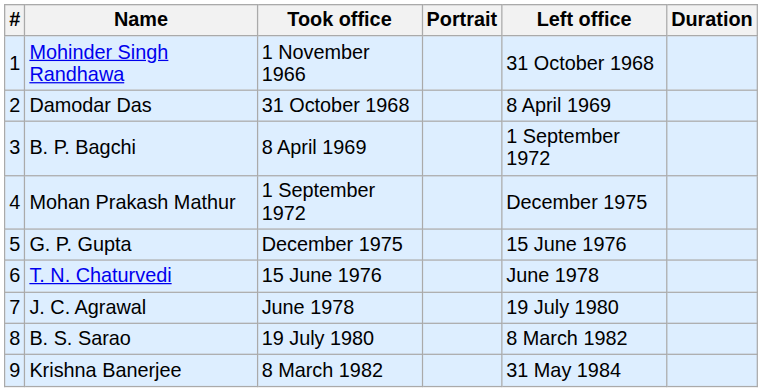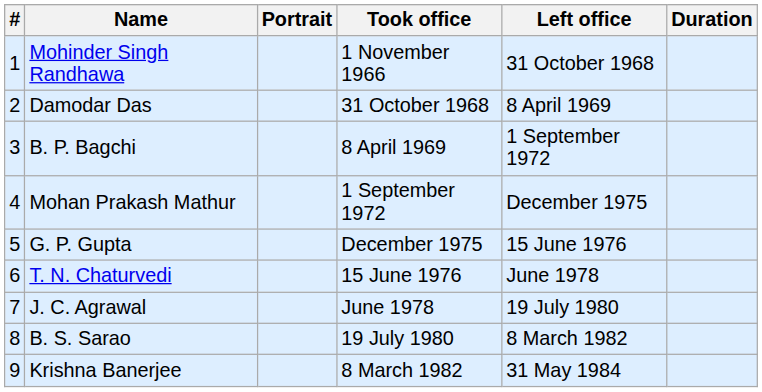columns swapped: (462, 20) <-> (339, 20)
